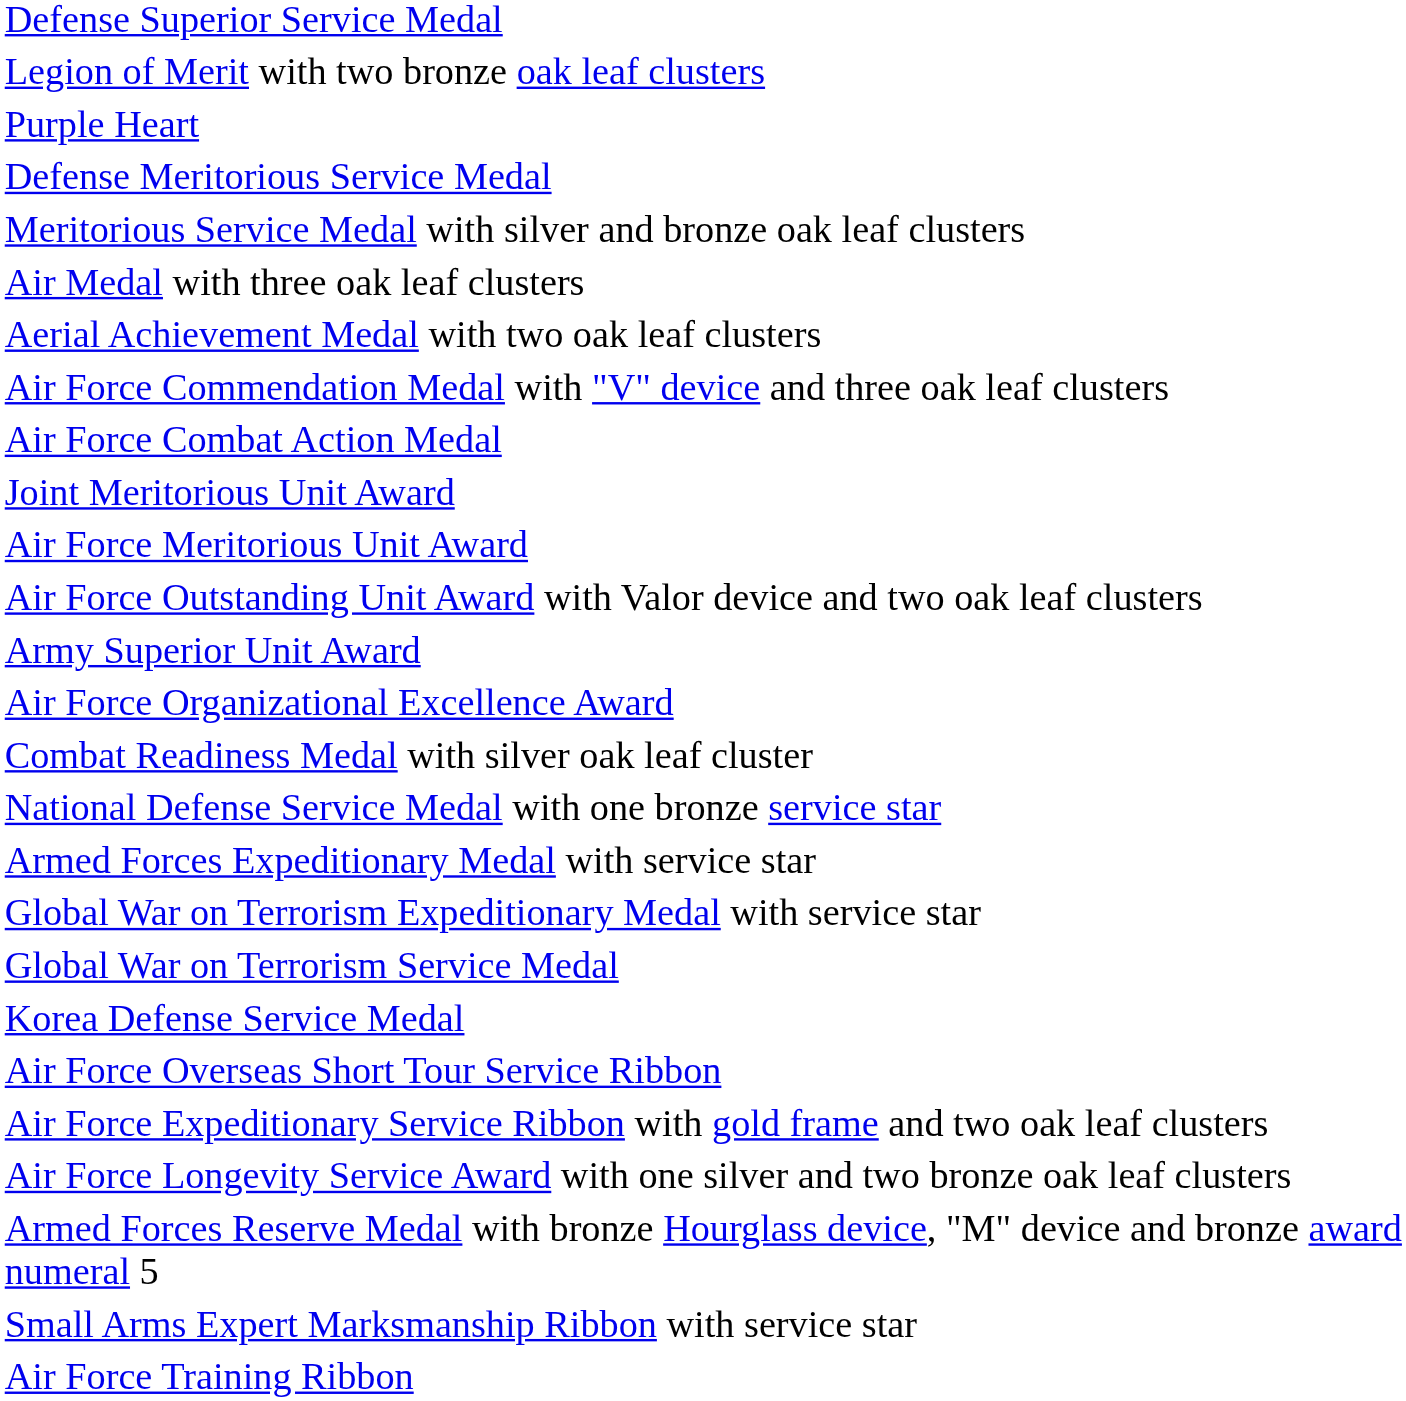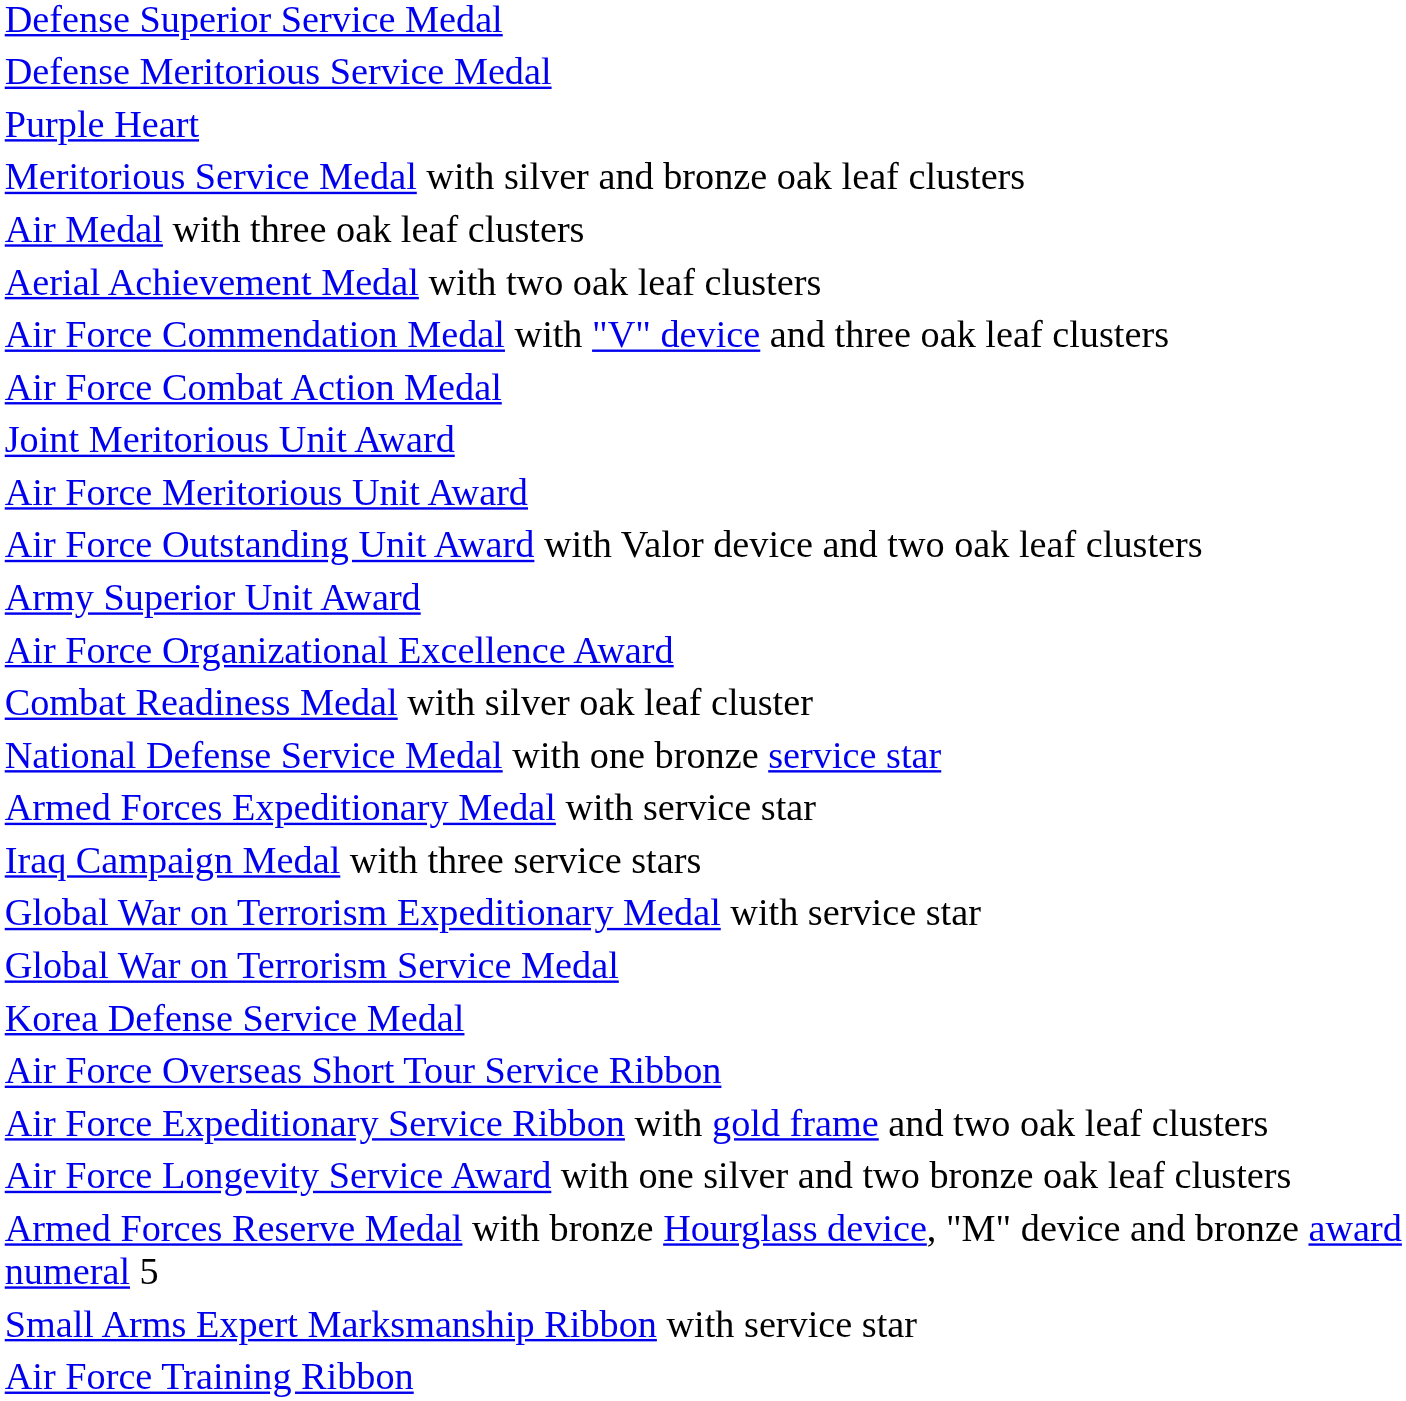- row: (385, 71)
rows swapped: (102, 124) <-> (278, 176)
+ row: (353, 860)
